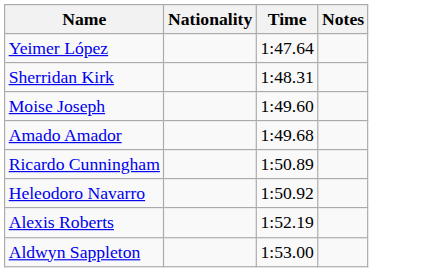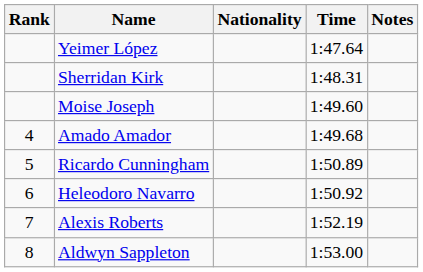+ column: (29, 19)
